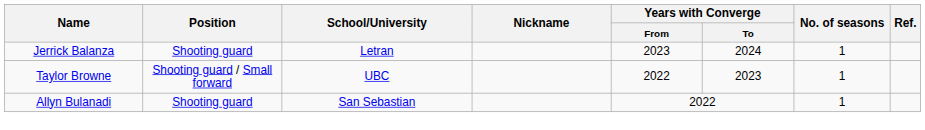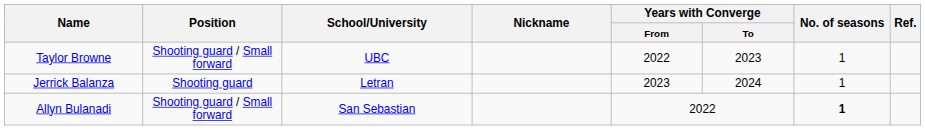rows swapped: (74, 51) <-> (74, 76)
(212, 102) Shooting guard -> (212, 108) Shooting guard / Small forward
(842, 102) normal -> (842, 108) bold
